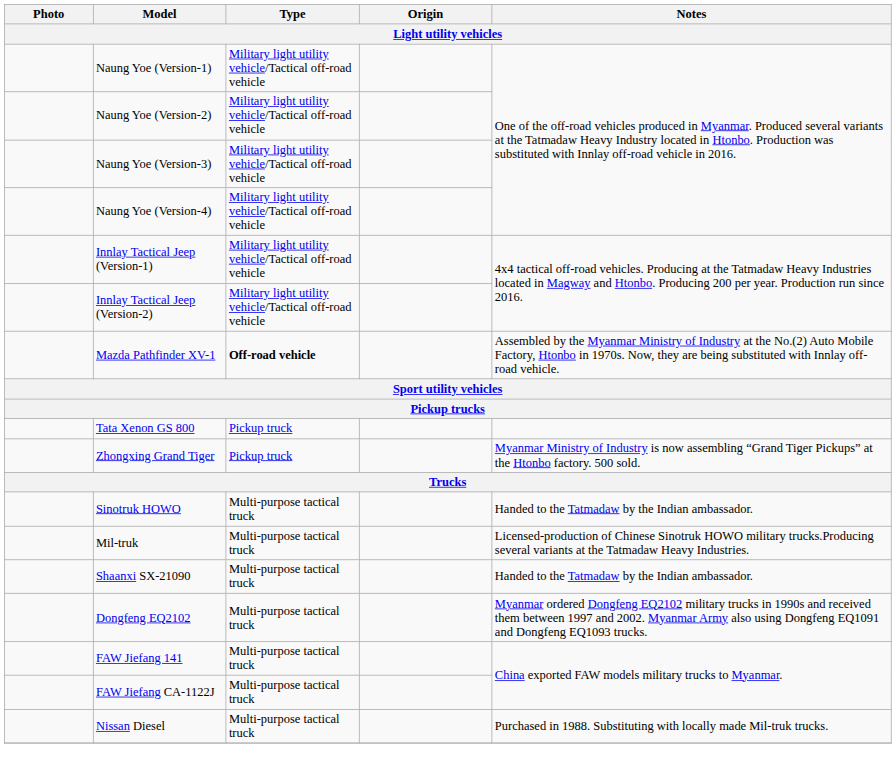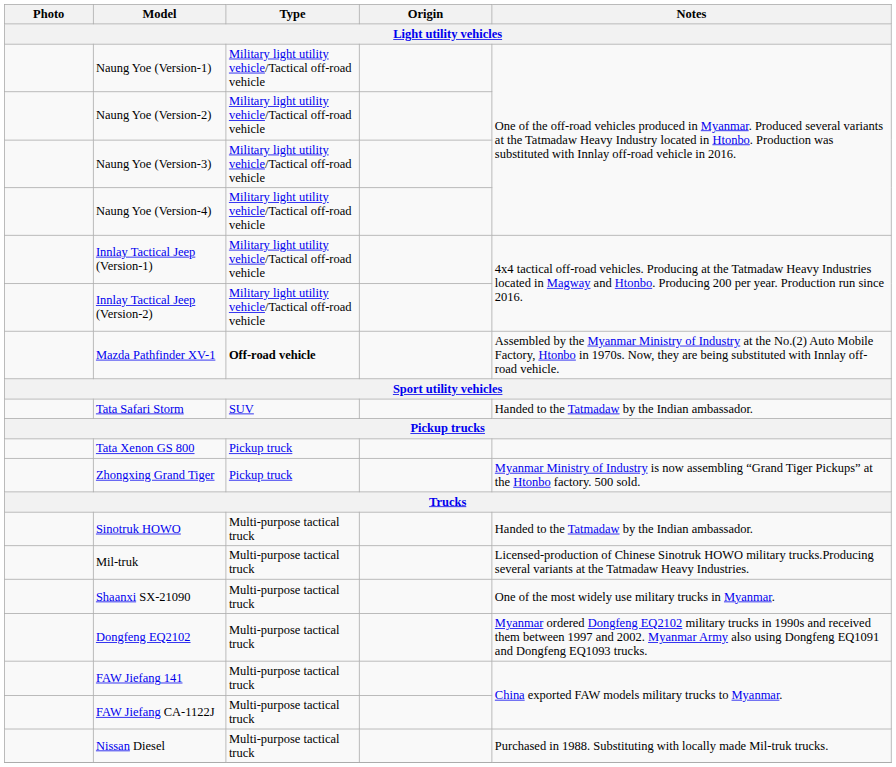+ row: (140, 408)
(624, 576) Handed to the Tatmadaw by the Indian ambassador. -> (635, 596) One of the most widely use military trucks in Myanmar.
